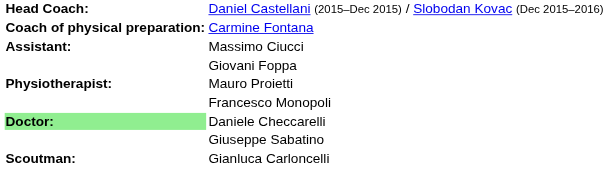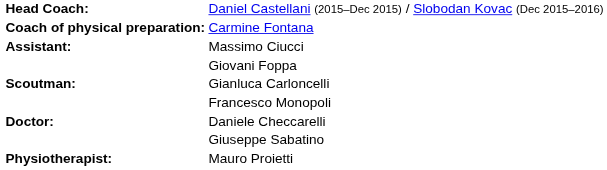rows swapped: (269, 158) <-> (251, 84)
(30, 121) lightgreen background -> (30, 121) no background
